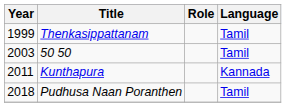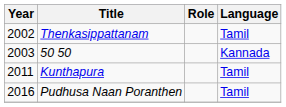(21, 33) 1999 -> (21, 33) 2002
(235, 53) Tamil -> (245, 53) Kannada
(245, 72) Kannada -> (235, 72) Tamil
(21, 92) 2018 -> (21, 92) 2016
